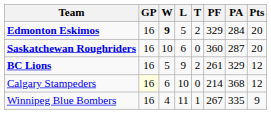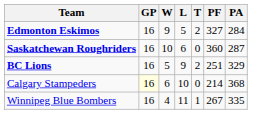- column: (257, 13)
(167, 30) bold -> (167, 30) normal
(215, 30) 329 -> (215, 30) 327
(215, 65) 261 -> (215, 65) 251
